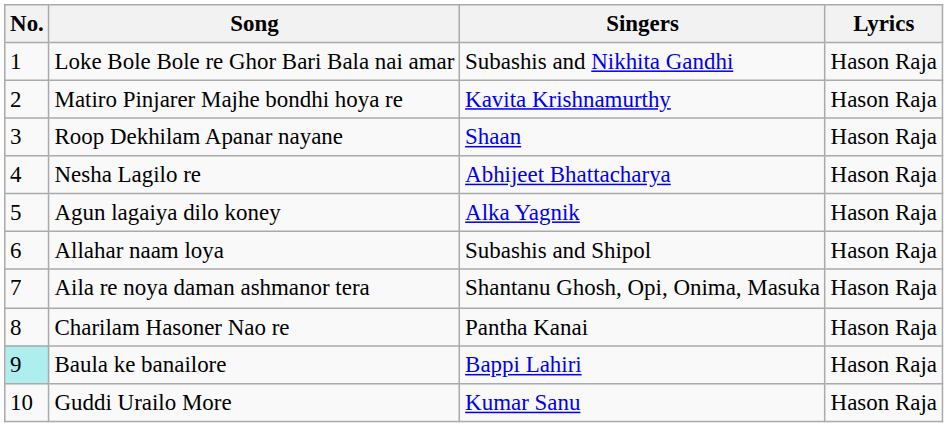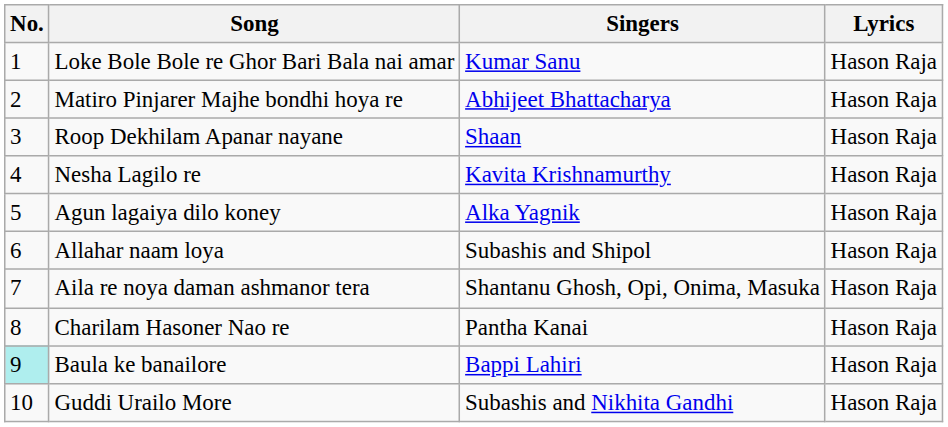(599, 61) Subashis and Nikhita Gandhi -> (523, 61) Kumar Sanu
(568, 99) Kavita Krishnamurthy -> (568, 99) Abhijeet Bhattacharya
(568, 174) Abhijeet Bhattacharya -> (568, 174) Kavita Krishnamurthy
(523, 402) Kumar Sanu -> (599, 402) Subashis and Nikhita Gandhi
